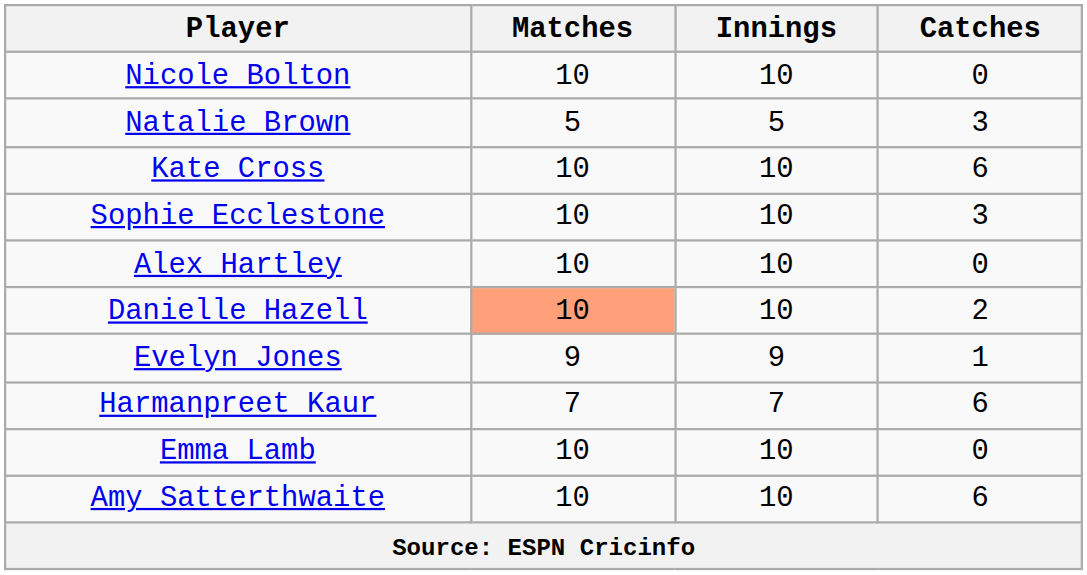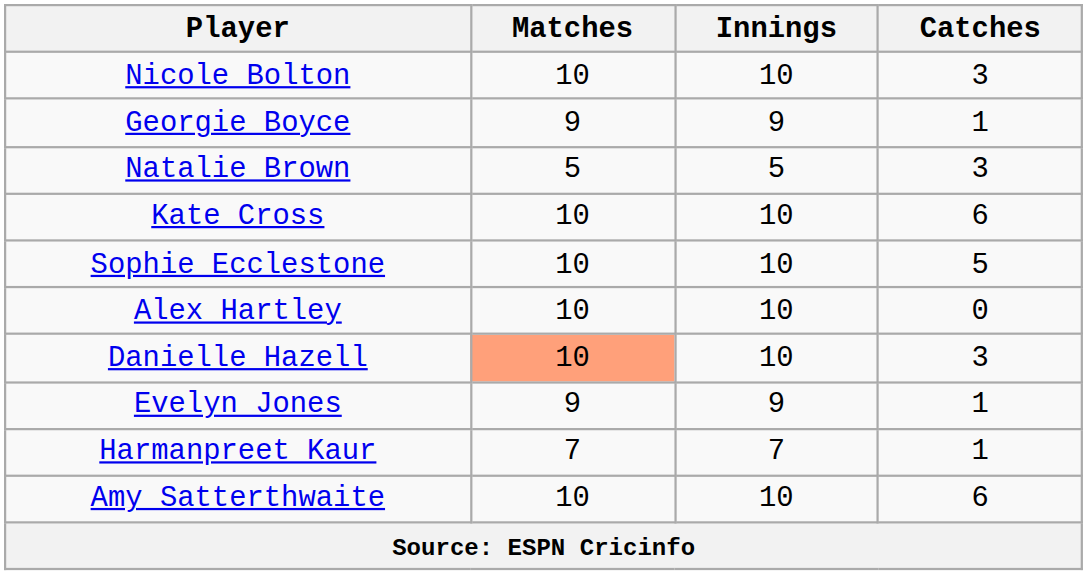(980, 76) 0 -> (980, 76) 3
+ row: (238, 123)
(980, 217) 3 -> (980, 264) 5
(980, 311) 2 -> (980, 358) 3
(980, 405) 6 -> (980, 452) 1
- row: (238, 452)
